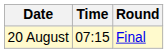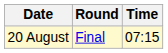columns swapped: (92, 15) <-> (138, 15)
